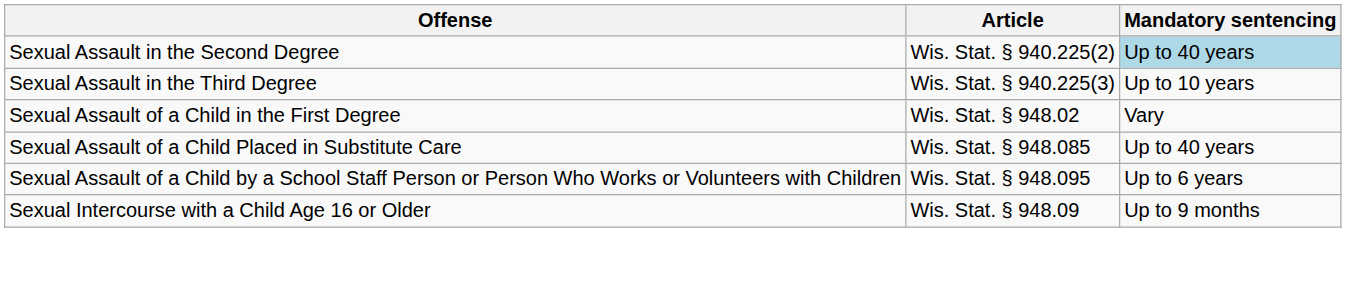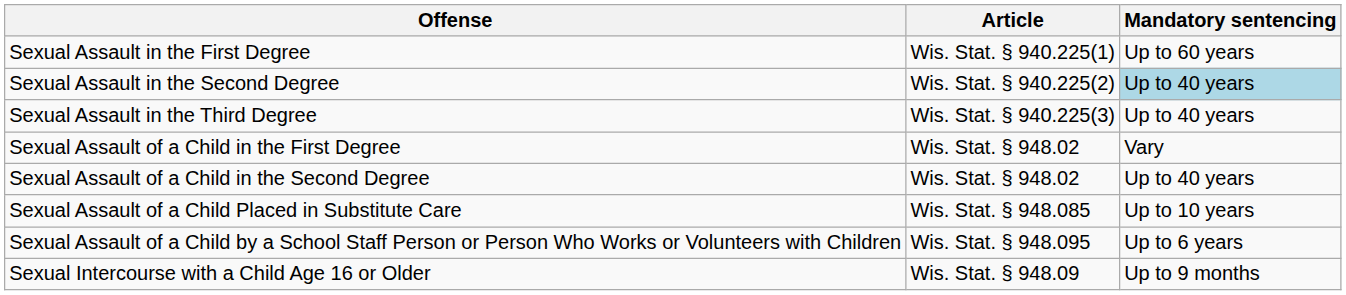+ row: (160, 52)
(1189, 83) Up to 10 years -> (1189, 115) Up to 40 years
+ row: (219, 178)
(1189, 147) Up to 40 years -> (1189, 210) Up to 10 years
